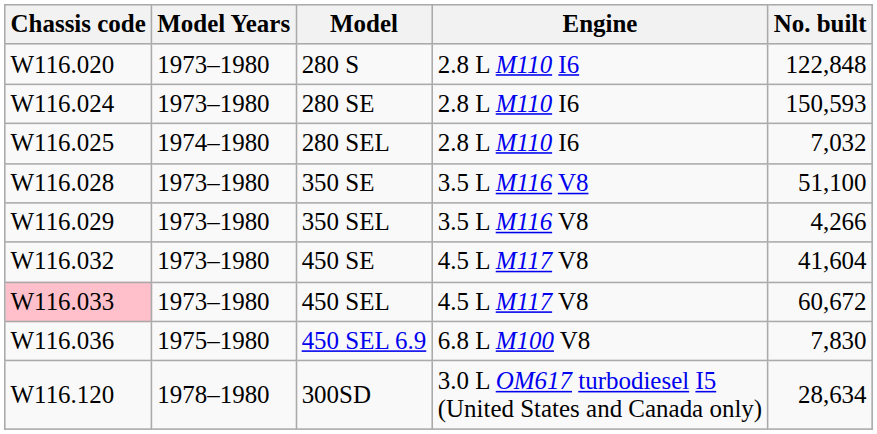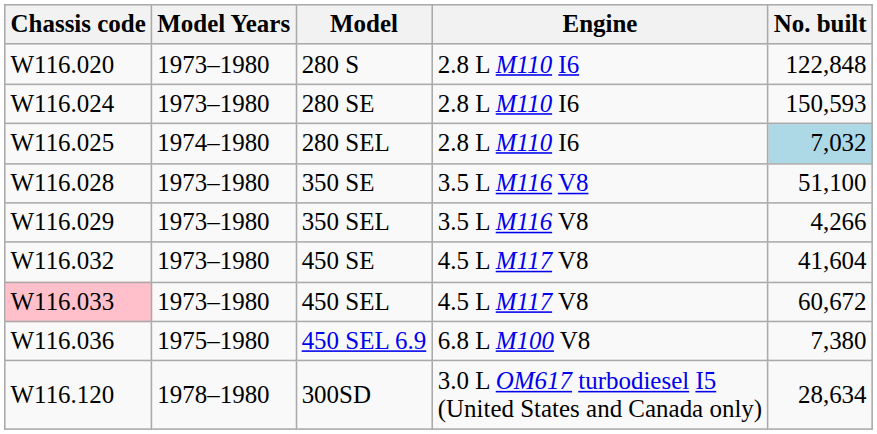(839, 143) no background -> (839, 143) lightblue background
(839, 340) 7,830 -> (839, 340) 7,380
